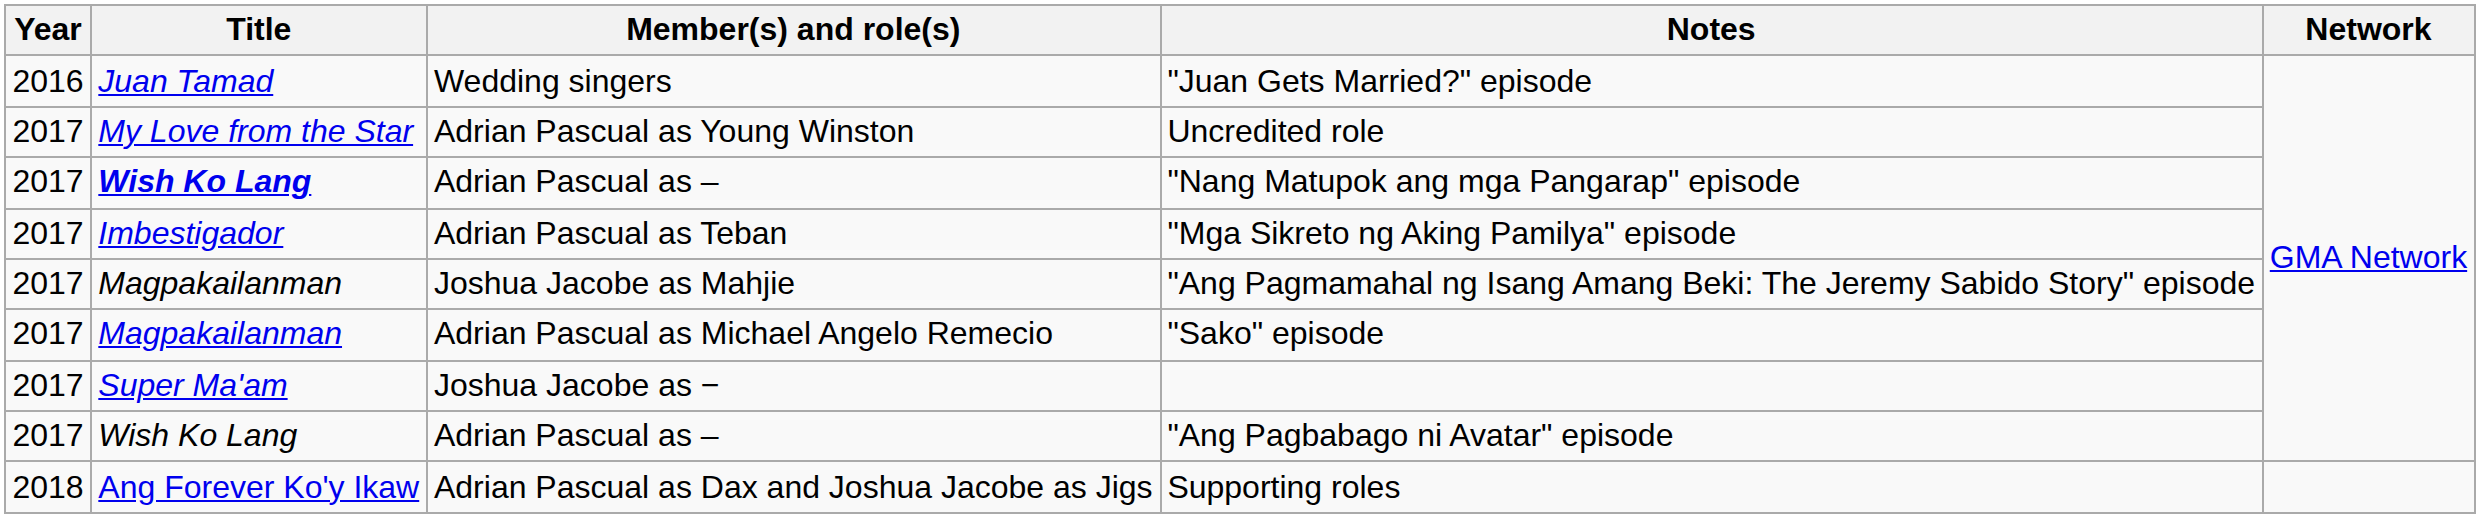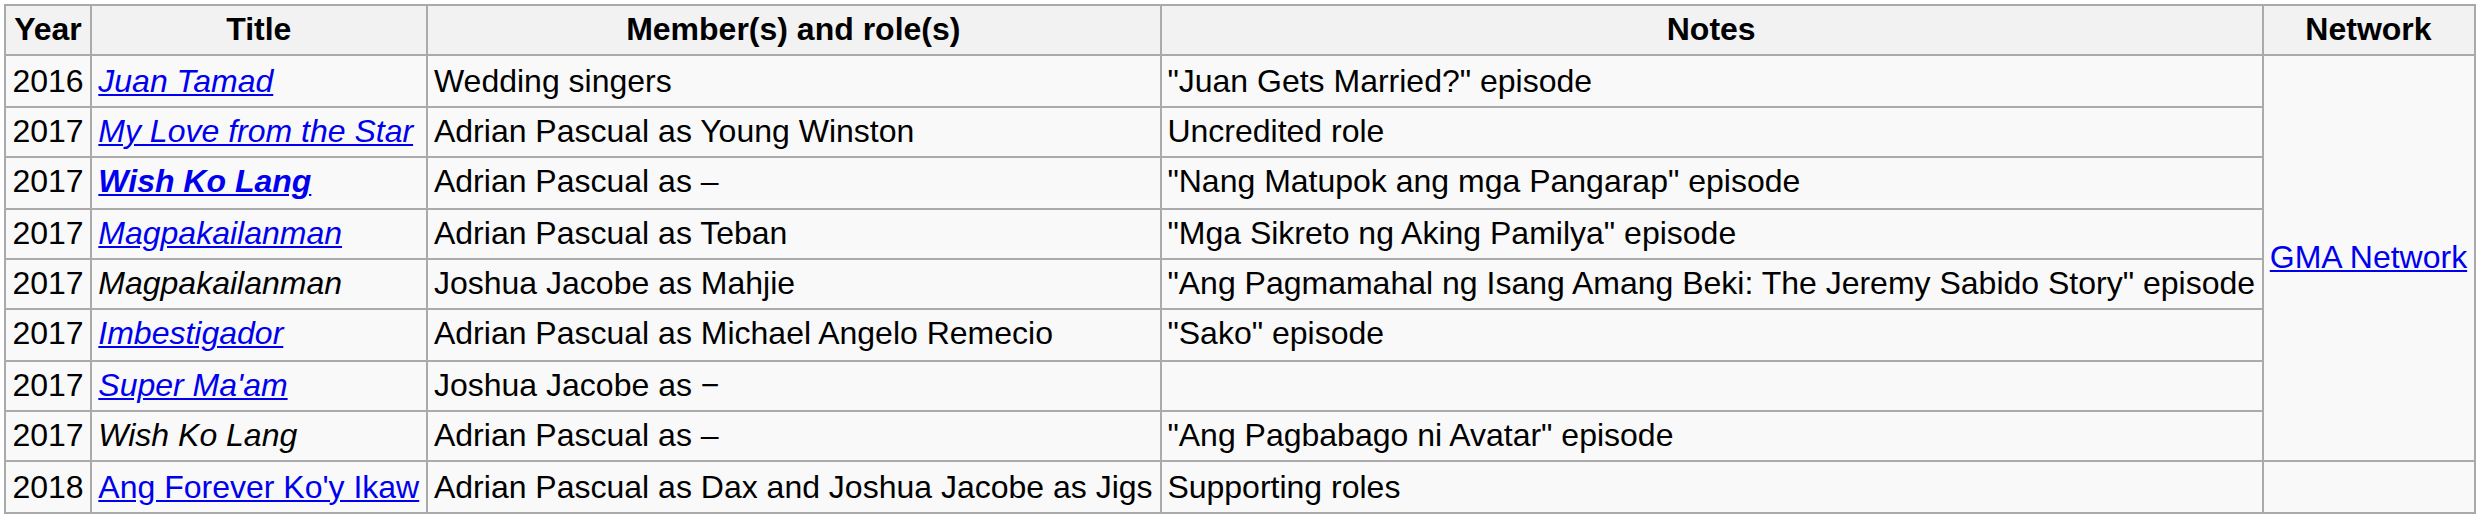(191, 232) Imbestigador -> (220, 232) Magpakailanman
(220, 334) Magpakailanman -> (191, 334) Imbestigador
